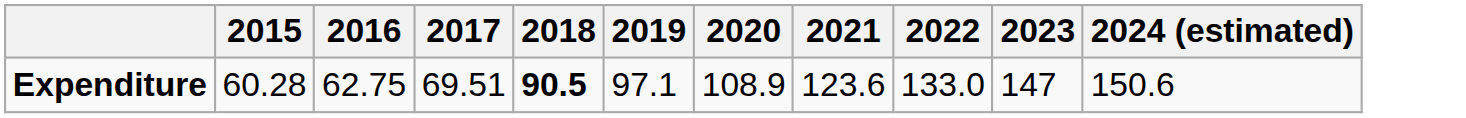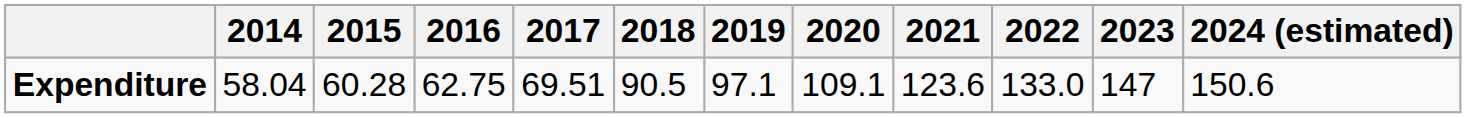+ column: (264, 31)
(554, 84) bold -> (654, 84) normal
(744, 84) 108.9 -> (843, 84) 109.1
